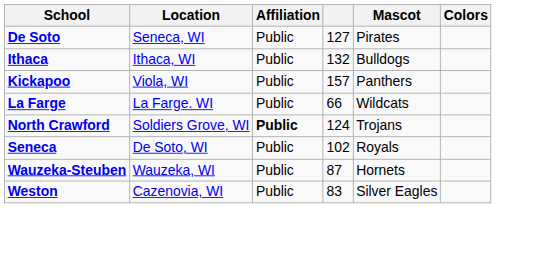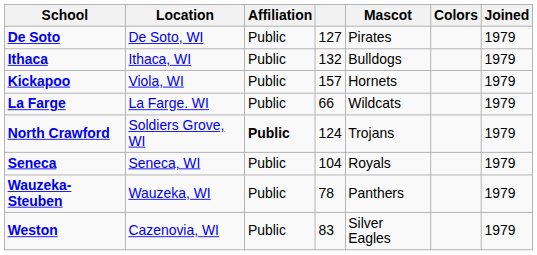+ column: (507, 15)
(169, 37) Seneca, WI -> (166, 37) De Soto, WI
(384, 81) Panthers -> (373, 81) Hornets
(170, 147) De Soto, WI -> (164, 163) Seneca, WI
(338, 147) 102 -> (330, 163) 104
(334, 170) 87 -> (326, 193) 78
(381, 170) Hornets -> (376, 193) Panthers
